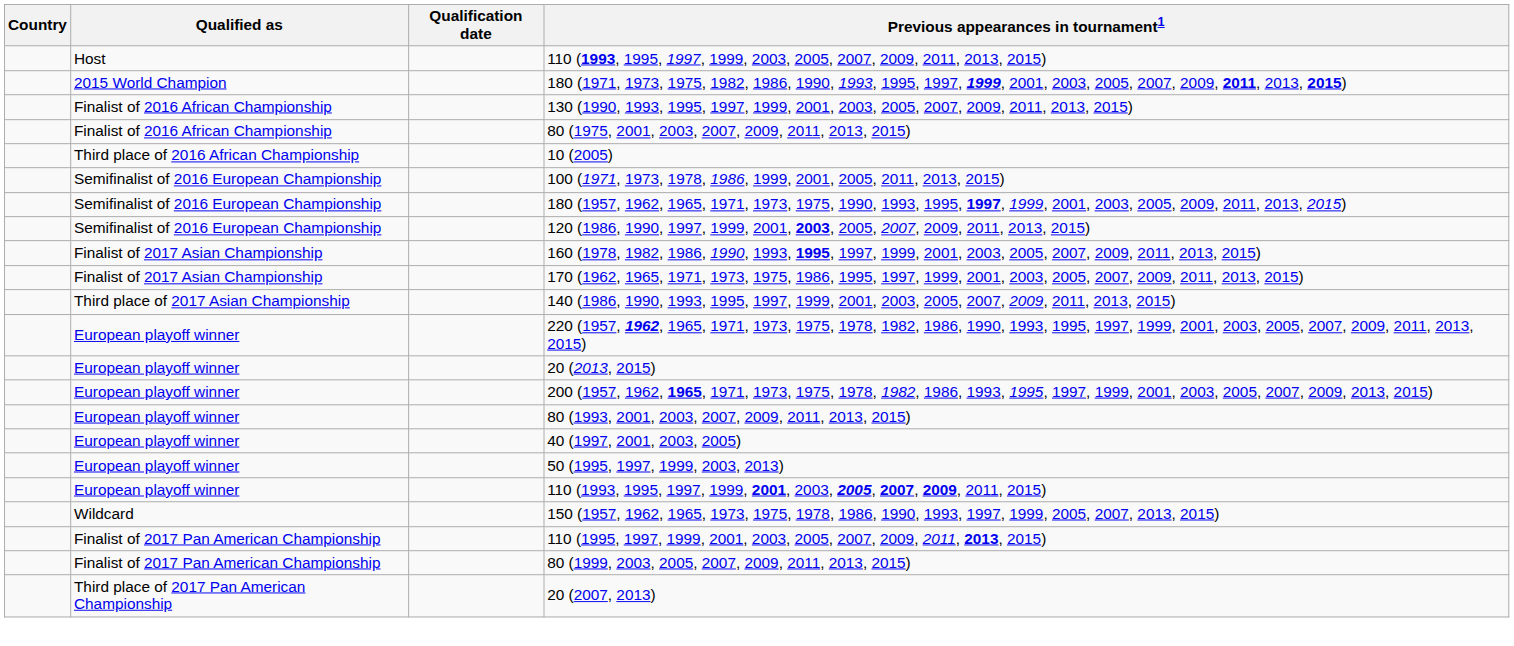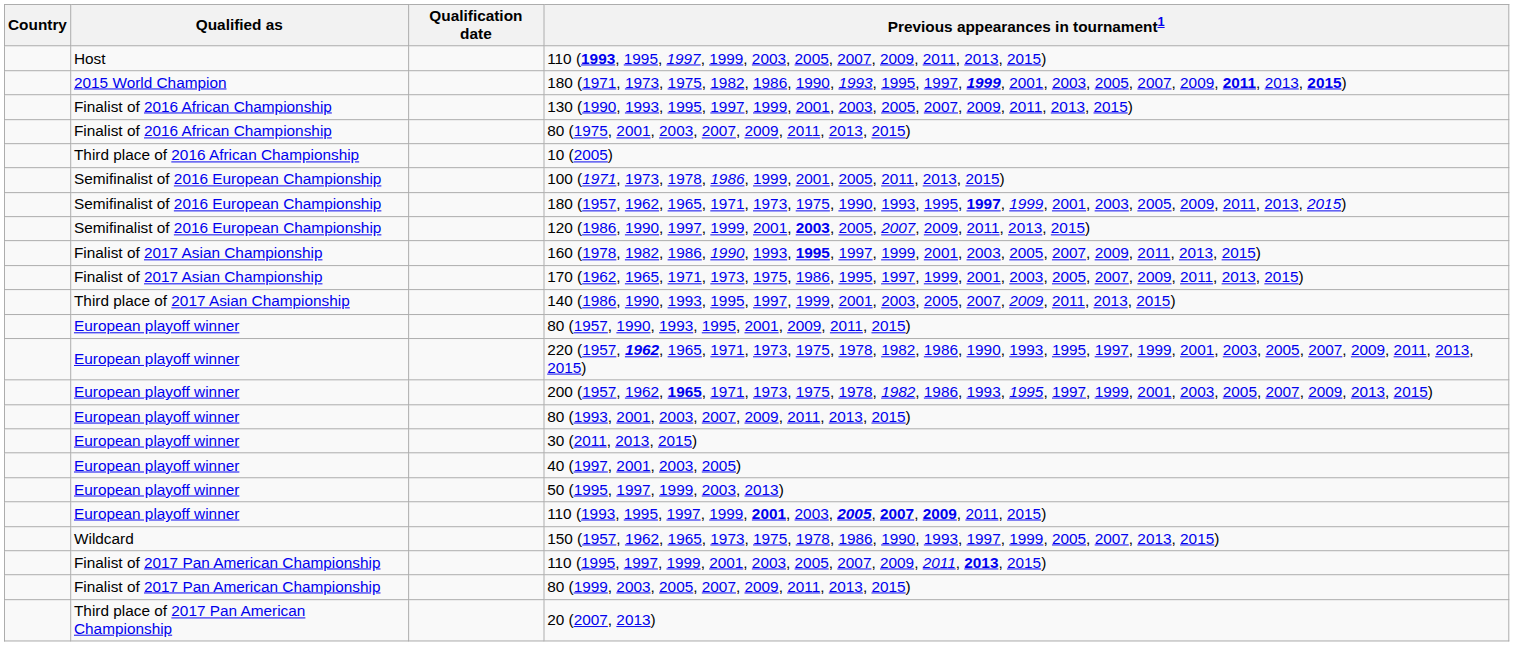+ row: (729, 326)
- row: (601, 367)
+ row: (622, 440)
